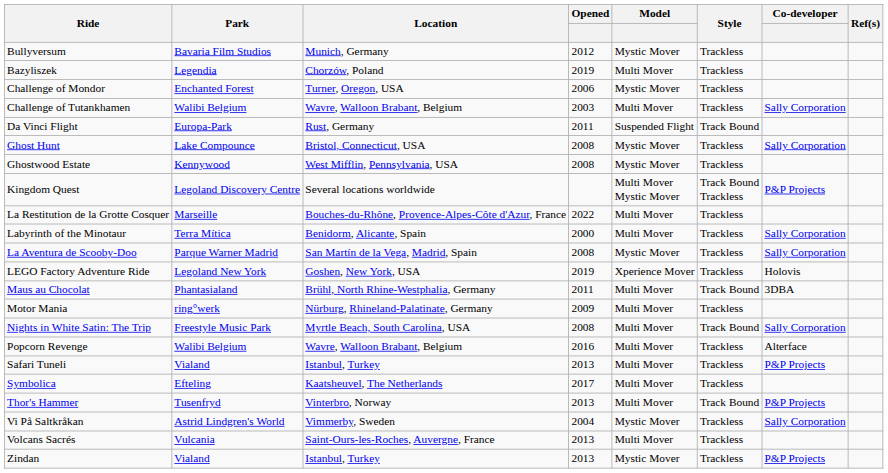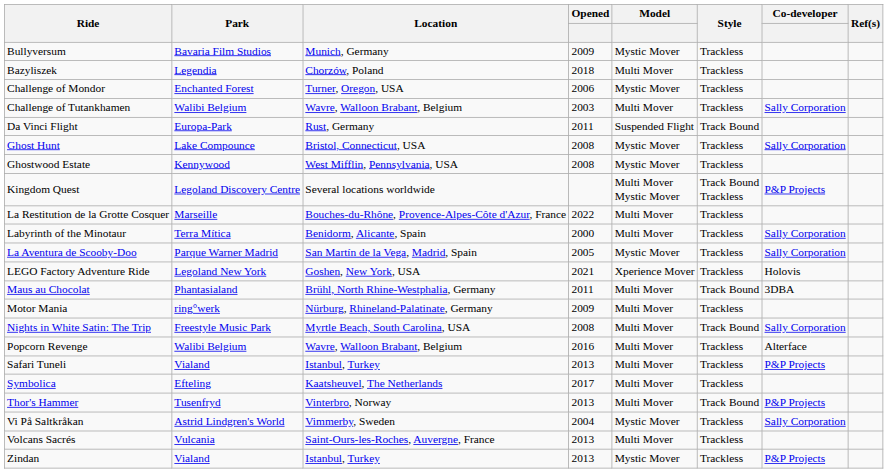(583, 51) 2012 -> (583, 51) 2009
(583, 70) 2019 -> (583, 70) 2018
(583, 252) 2008 -> (583, 252) 2005
(583, 271) 2019 -> (583, 271) 2021
